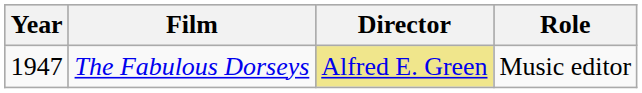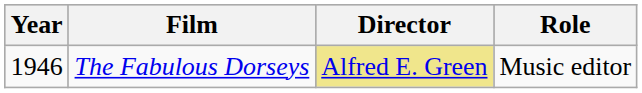(37, 66) 1947 -> (37, 66) 1946
